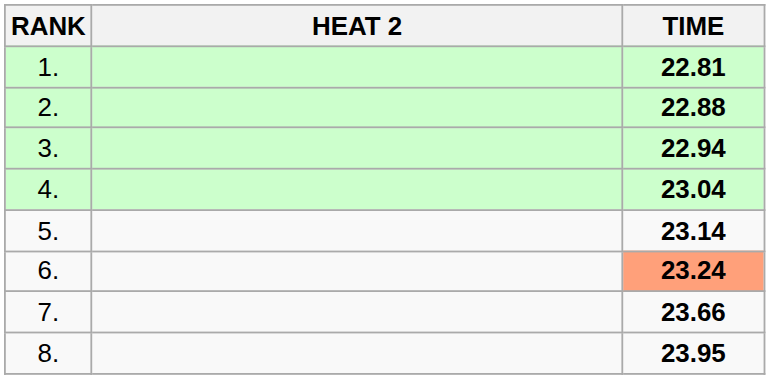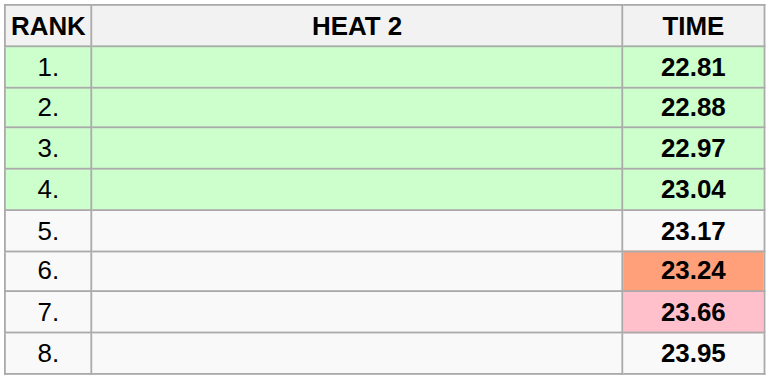(693, 149) 22.94 -> (693, 149) 22.97
(693, 231) 23.14 -> (693, 231) 23.17
(693, 312) no background -> (693, 312) pink background
